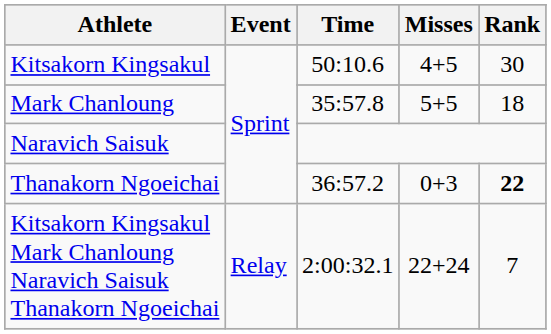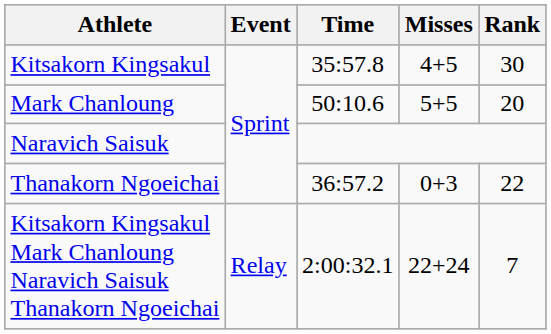(348, 64) 50:10.6 -> (348, 64) 35:57.8
(348, 104) 35:57.8 -> (348, 104) 50:10.6
(512, 104) 18 -> (512, 104) 20
(512, 183) bold -> (512, 183) normal
